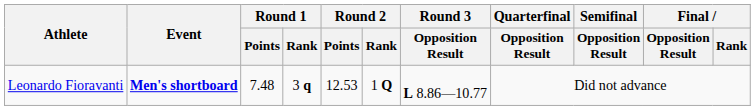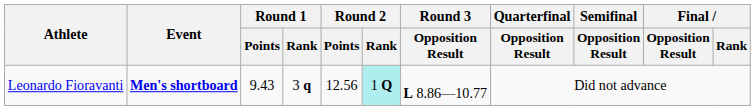(262, 85) 7.48 -> (262, 85) 9.43
(342, 85) 12.53 -> (342, 85) 12.56
(381, 85) no background -> (381, 85) paleturquoise background
